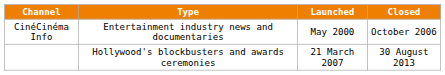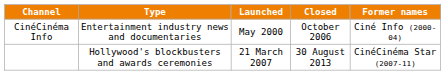+ column: (395, 12)
